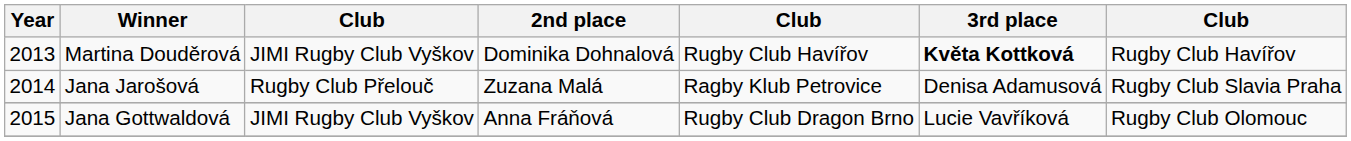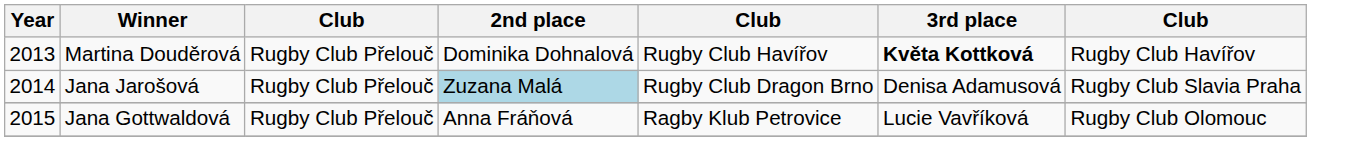(362, 53) JIMI Rugby Club Vyškov -> (342, 53) Rugby Club Přelouč
(543, 86) no background -> (503, 86) lightblue background
(783, 86) Ragby Klub Petrovice -> (758, 86) Rugby Club Dragon Brno
(362, 119) JIMI Rugby Club Vyškov -> (342, 119) Rugby Club Přelouč
(799, 119) Rugby Club Dragon Brno -> (742, 119) Ragby Klub Petrovice
